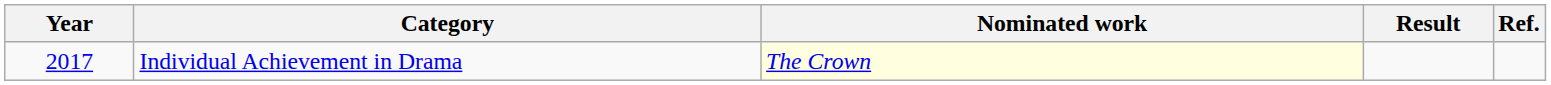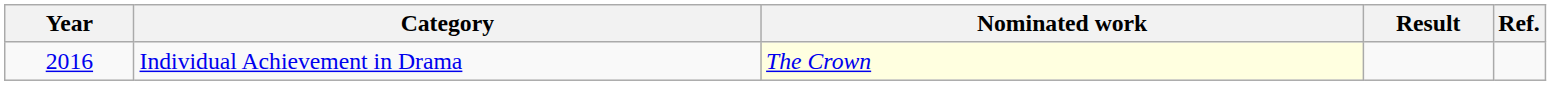(69, 60) 2017 -> (69, 60) 2016
